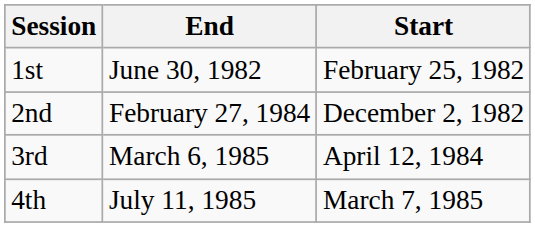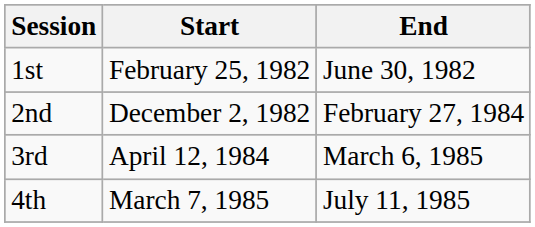columns swapped: (424, 26) <-> (210, 26)
